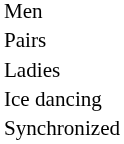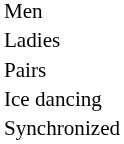rows swapped: (32, 69) <-> (25, 40)
